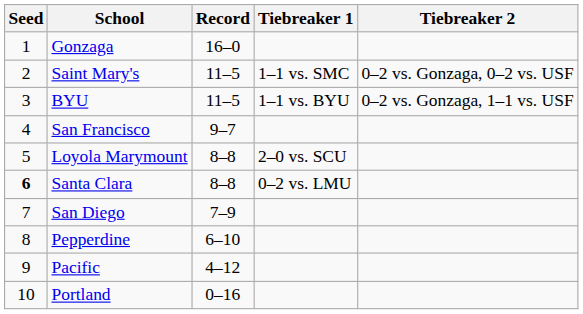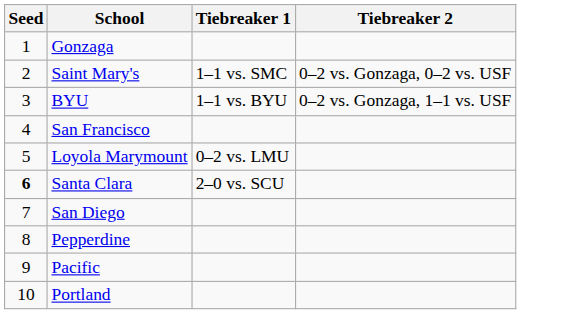- column: (223, 18)
(302, 156) 2–0 vs. SCU -> (242, 156) 0–2 vs. LMU
(305, 184) 0–2 vs. LMU -> (240, 184) 2–0 vs. SCU
